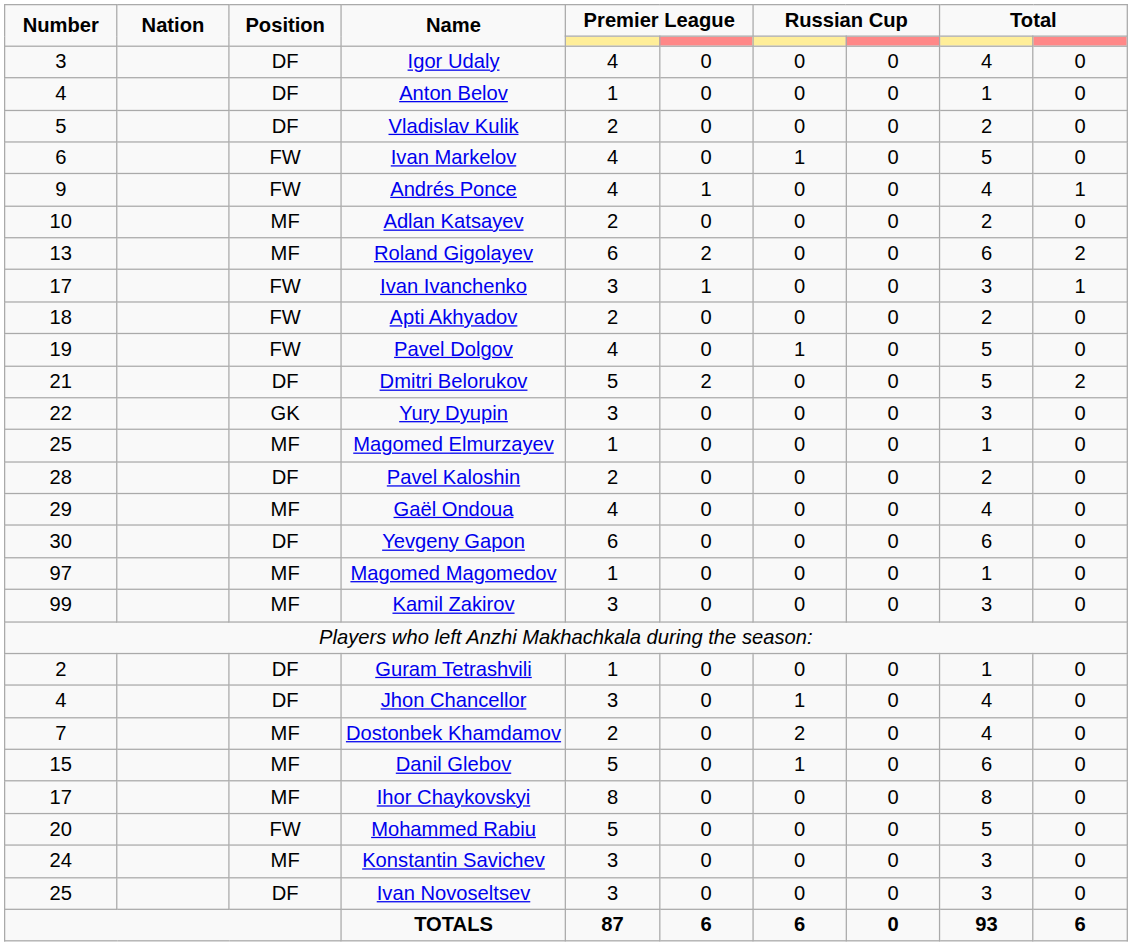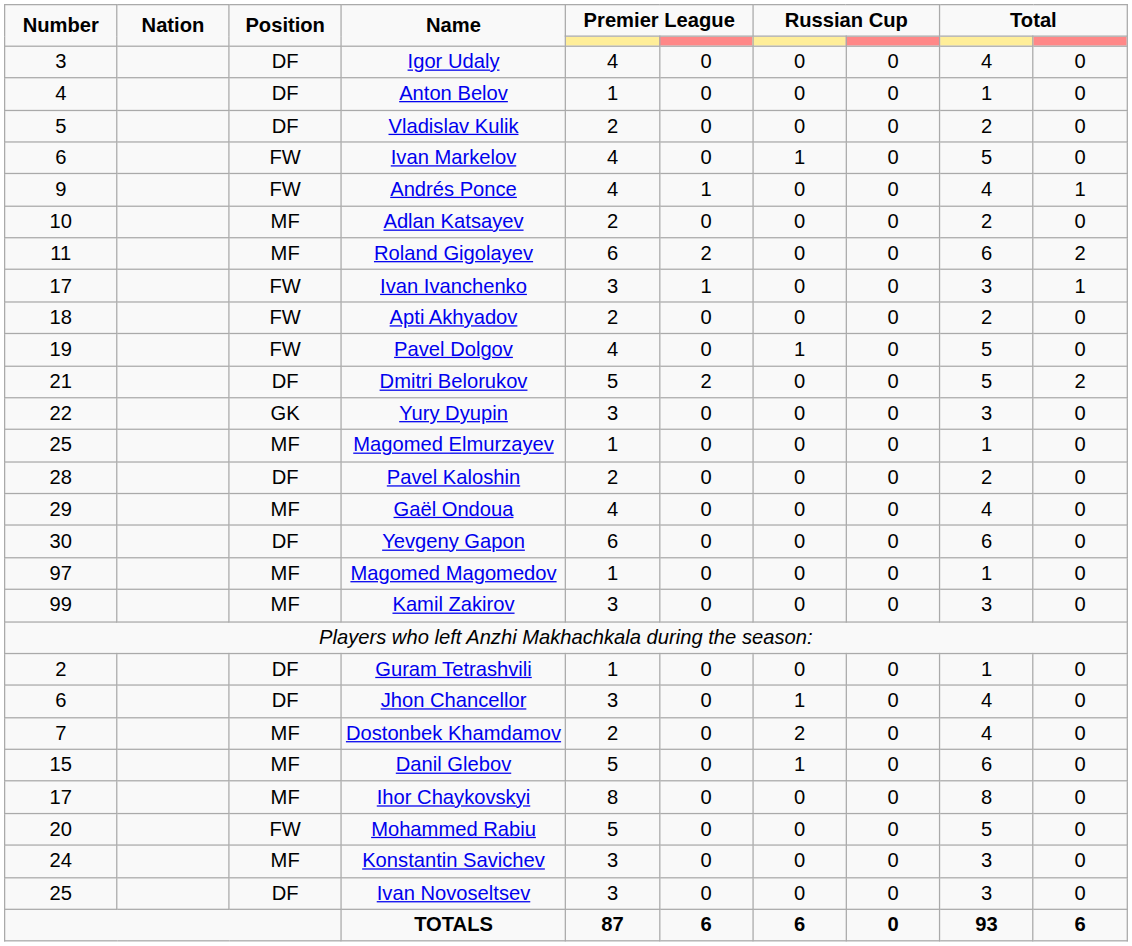(61, 253) 13 -> (61, 253) 11
(61, 701) 4 -> (61, 701) 6
